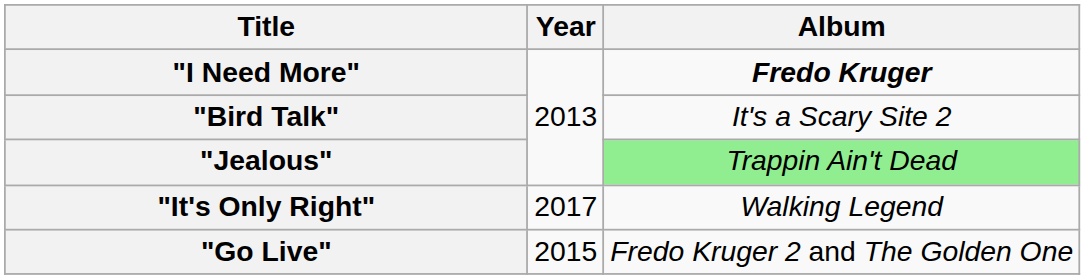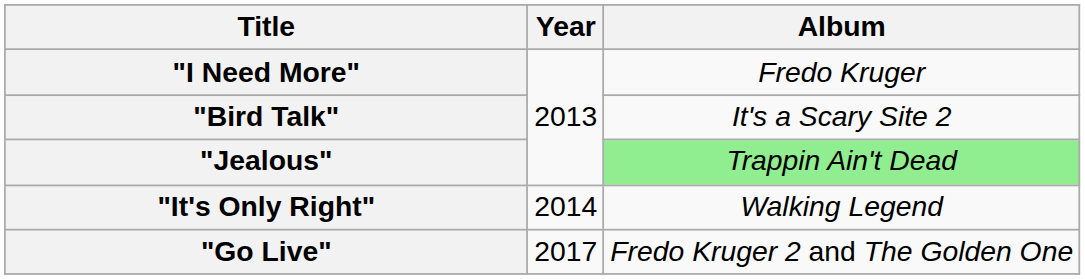(842, 71) bold -> (842, 71) normal
(566, 206) 2017 -> (566, 206) 2014
(566, 251) 2015 -> (566, 251) 2017
